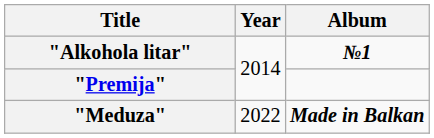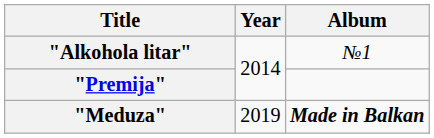(357, 52) bold -> (357, 52) normal
(260, 116) 2022 -> (260, 116) 2019
